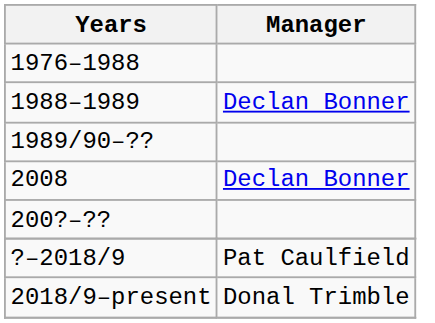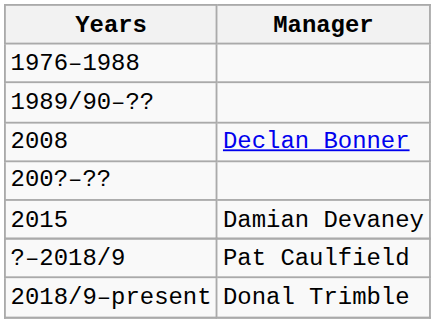- row: (75, 102)
+ row: (39, 219)
